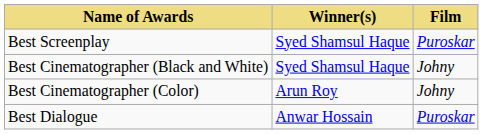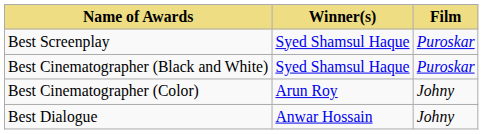(436, 66) Johny -> (446, 66) Puroskar
(446, 116) Puroskar -> (436, 116) Johny
